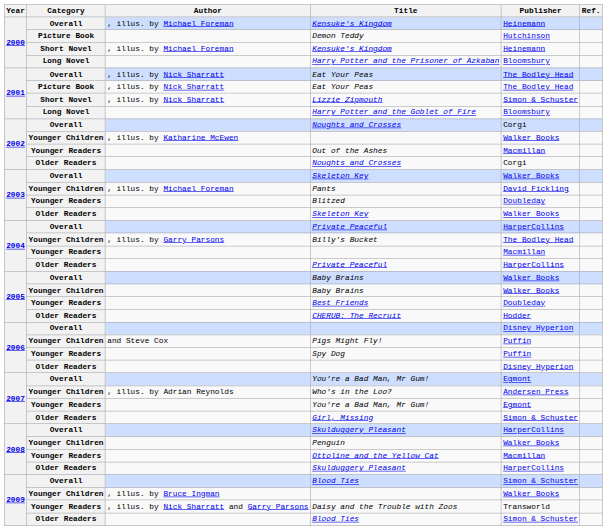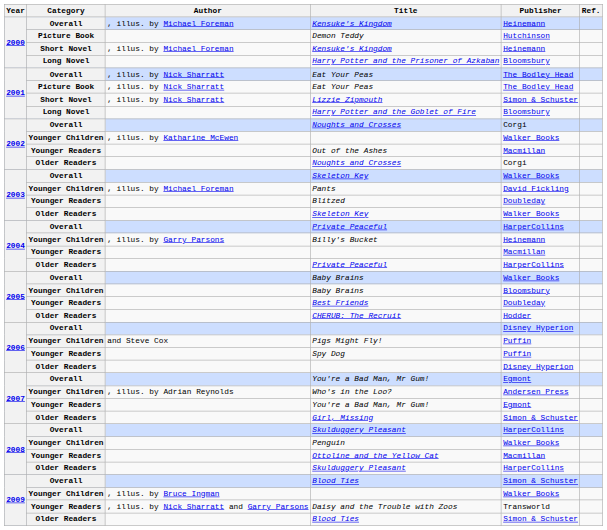(538, 239) The Bodley Head -> (524, 239) Heinemann
(531, 290) Walker Books -> (527, 290) Bloomsbury
